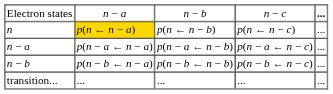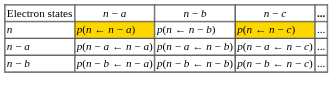(266, 30) no background -> (266, 30) gold background
- row: (32, 80)
